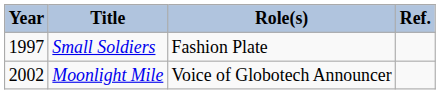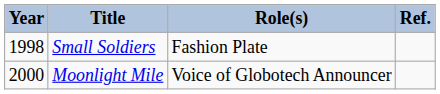(26, 46) 1997 -> (26, 46) 1998
(26, 74) 2002 -> (26, 74) 2000
